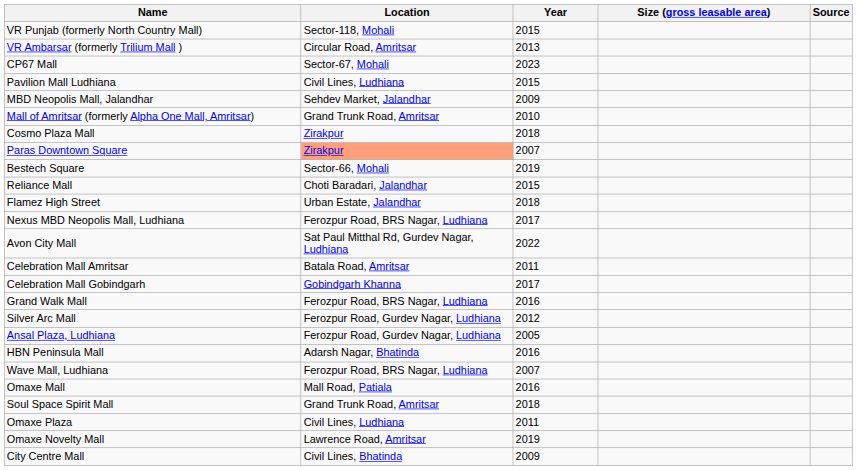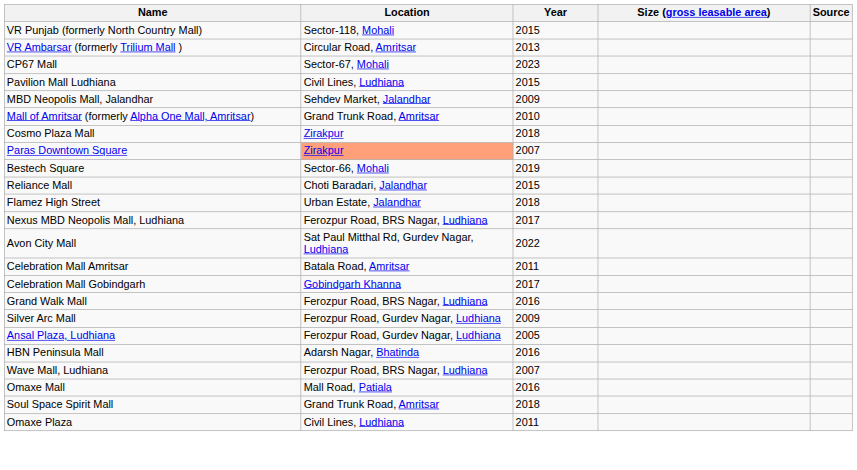(528, 318) 2012 -> (528, 318) 2009
- row: (56, 439)
- row: (46, 456)
